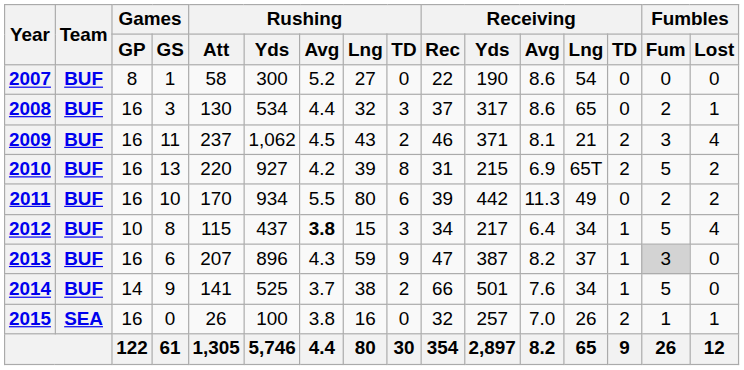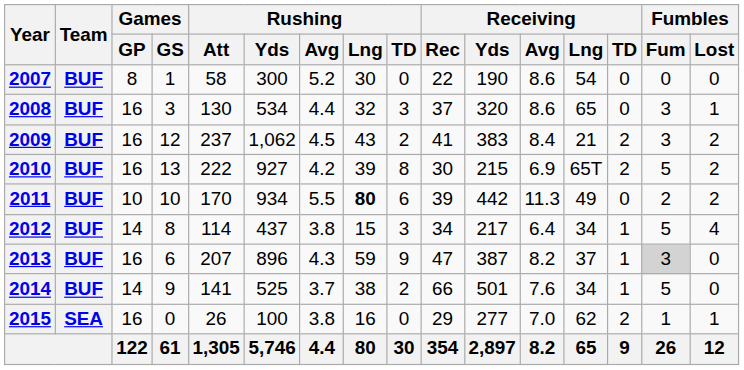(365, 79) 27 -> (365, 79) 30
(492, 109) 317 -> (492, 109) 320
(666, 109) 2 -> (666, 109) 3
(170, 139) 11 -> (170, 139) 12
(443, 139) 46 -> (443, 139) 41
(492, 139) 371 -> (492, 139) 383
(542, 139) 8.1 -> (542, 139) 8.4
(714, 139) 4 -> (714, 139) 2
(216, 169) 220 -> (216, 169) 222
(443, 169) 31 -> (443, 169) 30
(132, 199) 16 -> (132, 199) 10
(365, 199) normal -> (365, 199) bold
(132, 229) 10 -> (132, 229) 14
(216, 229) 115 -> (216, 229) 114
(322, 229) bold -> (322, 229) normal
(443, 318) 32 -> (443, 318) 29
(492, 318) 257 -> (492, 318) 277
(586, 318) 26 -> (586, 318) 62
